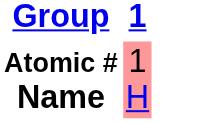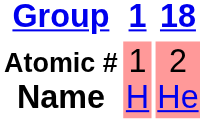+ column: (178, 16)
